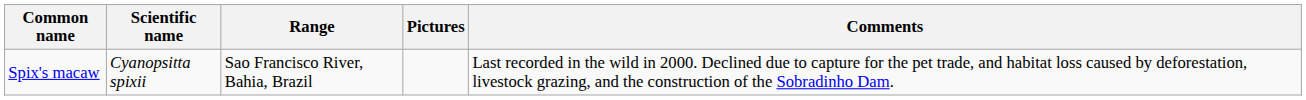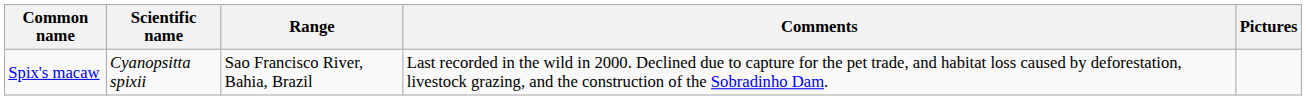columns swapped: (885, 27) <-> (436, 27)
